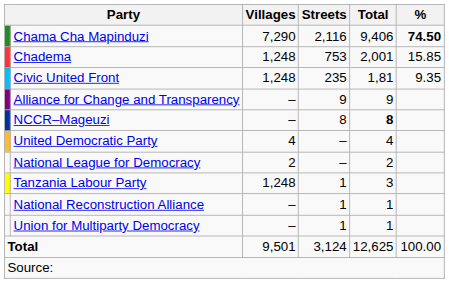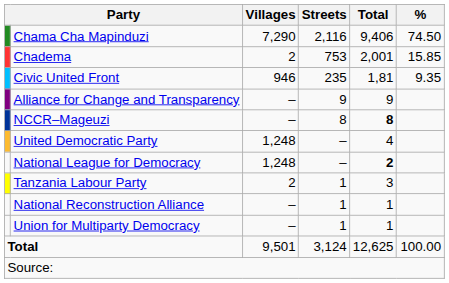(424, 36) bold -> (424, 36) normal
(279, 57) 1,248 -> (292, 57) 2
(279, 78) 1,248 -> (284, 78) 946
(292, 141) 4 -> (279, 141) 1,248
(292, 162) 2 -> (279, 162) 1,248
(390, 162) normal -> (390, 162) bold
(279, 183) 1,248 -> (292, 183) 2
